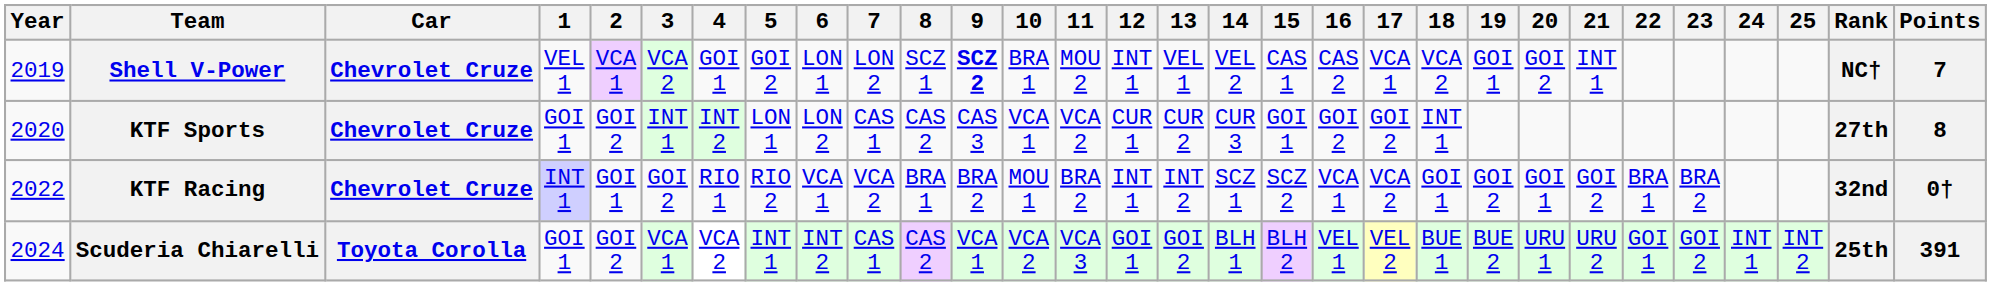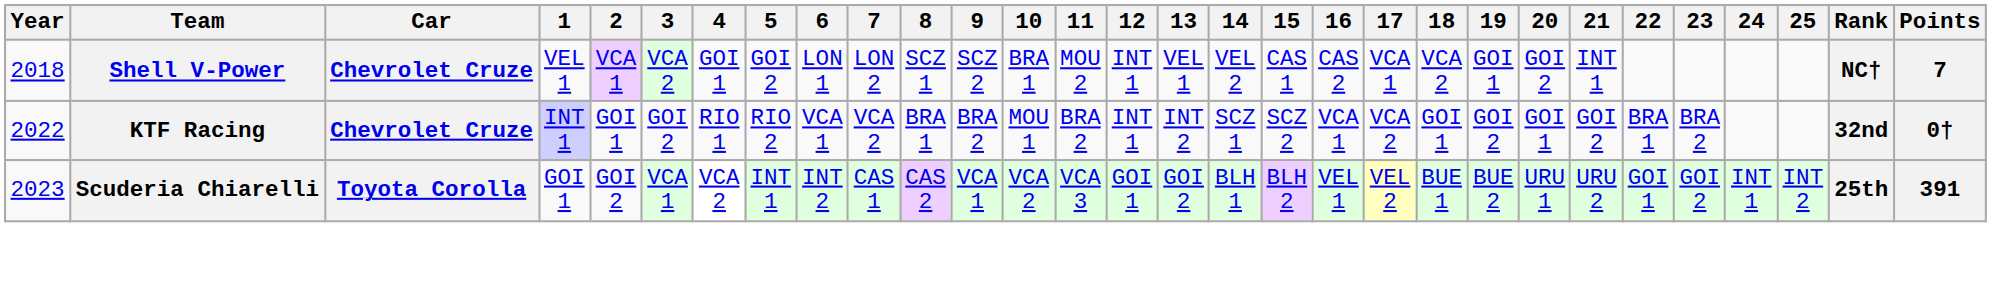(38, 71) 2019 -> (38, 71) 2018
(977, 71) bold -> (977, 71) normal
- row: (197, 131)
(38, 251) 2024 -> (38, 191) 2023
